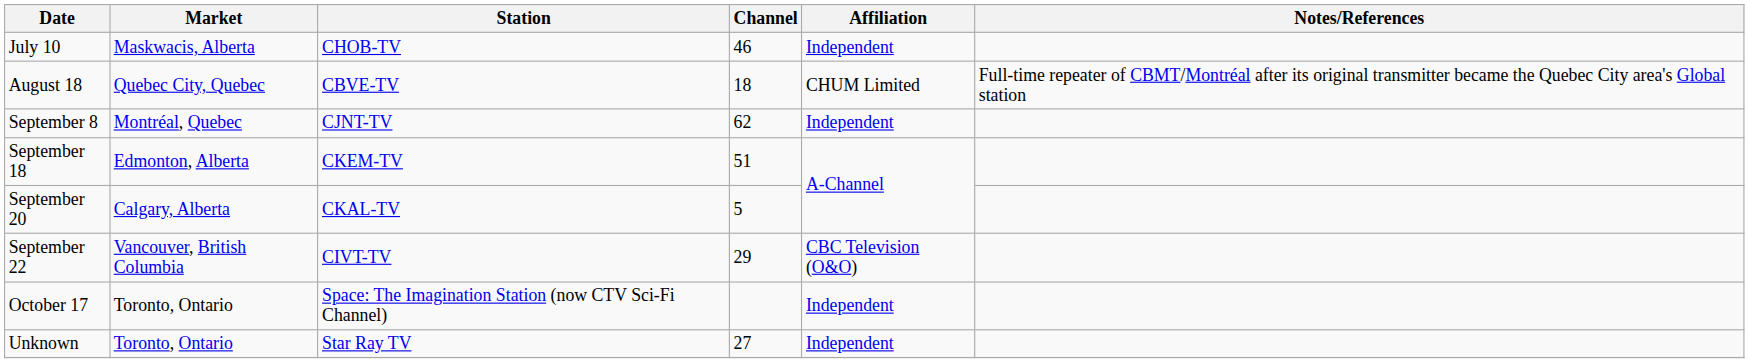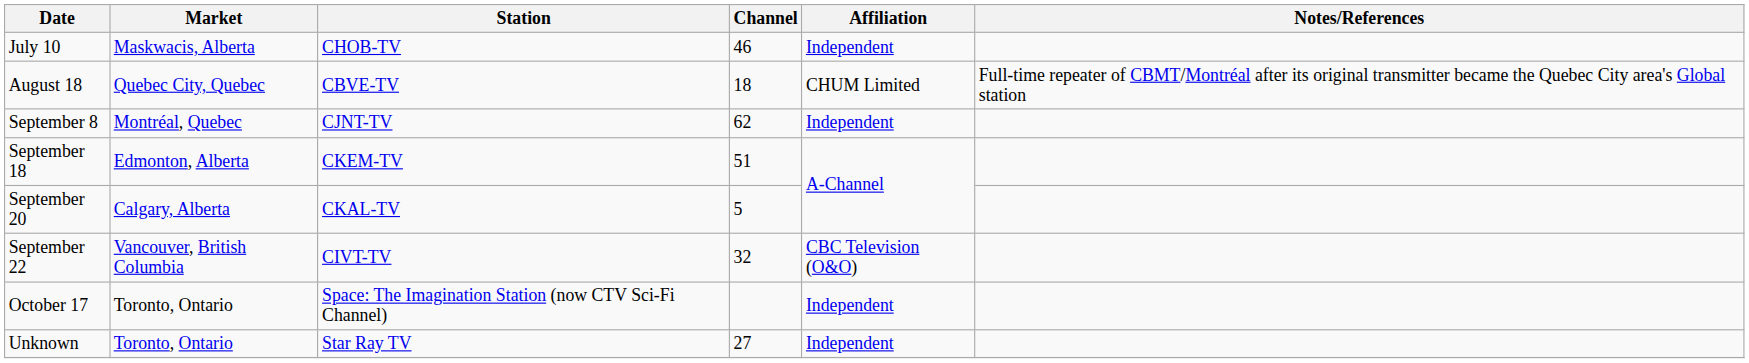(742, 257) 29 -> (742, 257) 32
